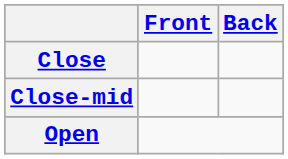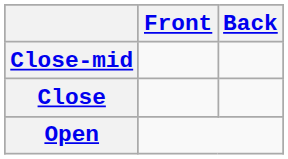rows swapped: (72, 60) <-> (72, 98)
